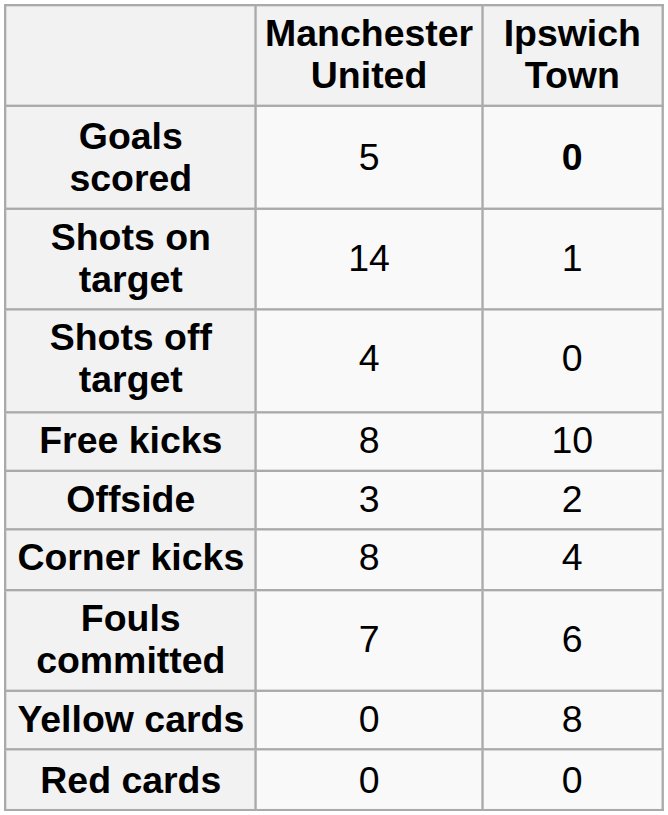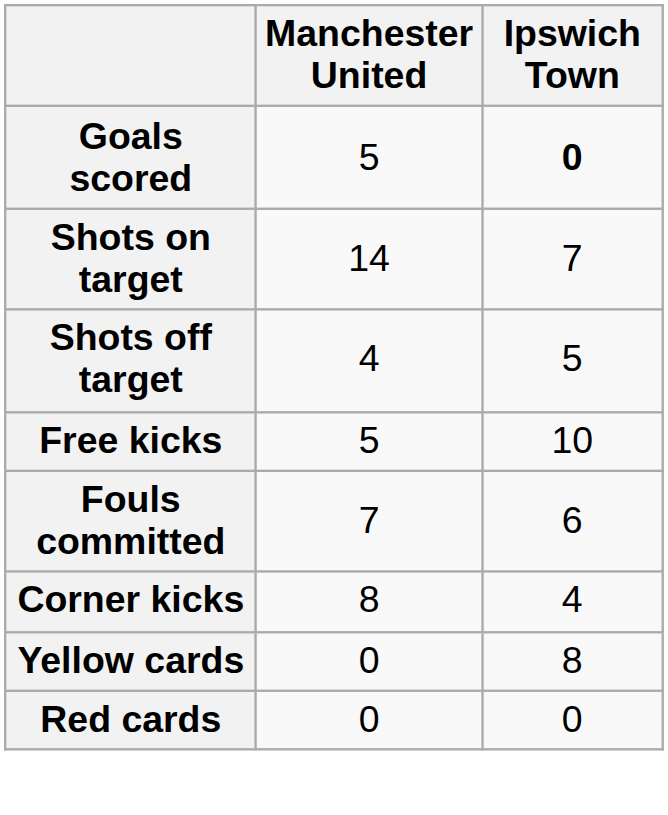(572, 258) 1 -> (572, 258) 7
(572, 359) 0 -> (572, 359) 5
(369, 440) 8 -> (369, 440) 5
- row: (131, 499)
rows swapped: (131, 639) <-> (131, 558)
